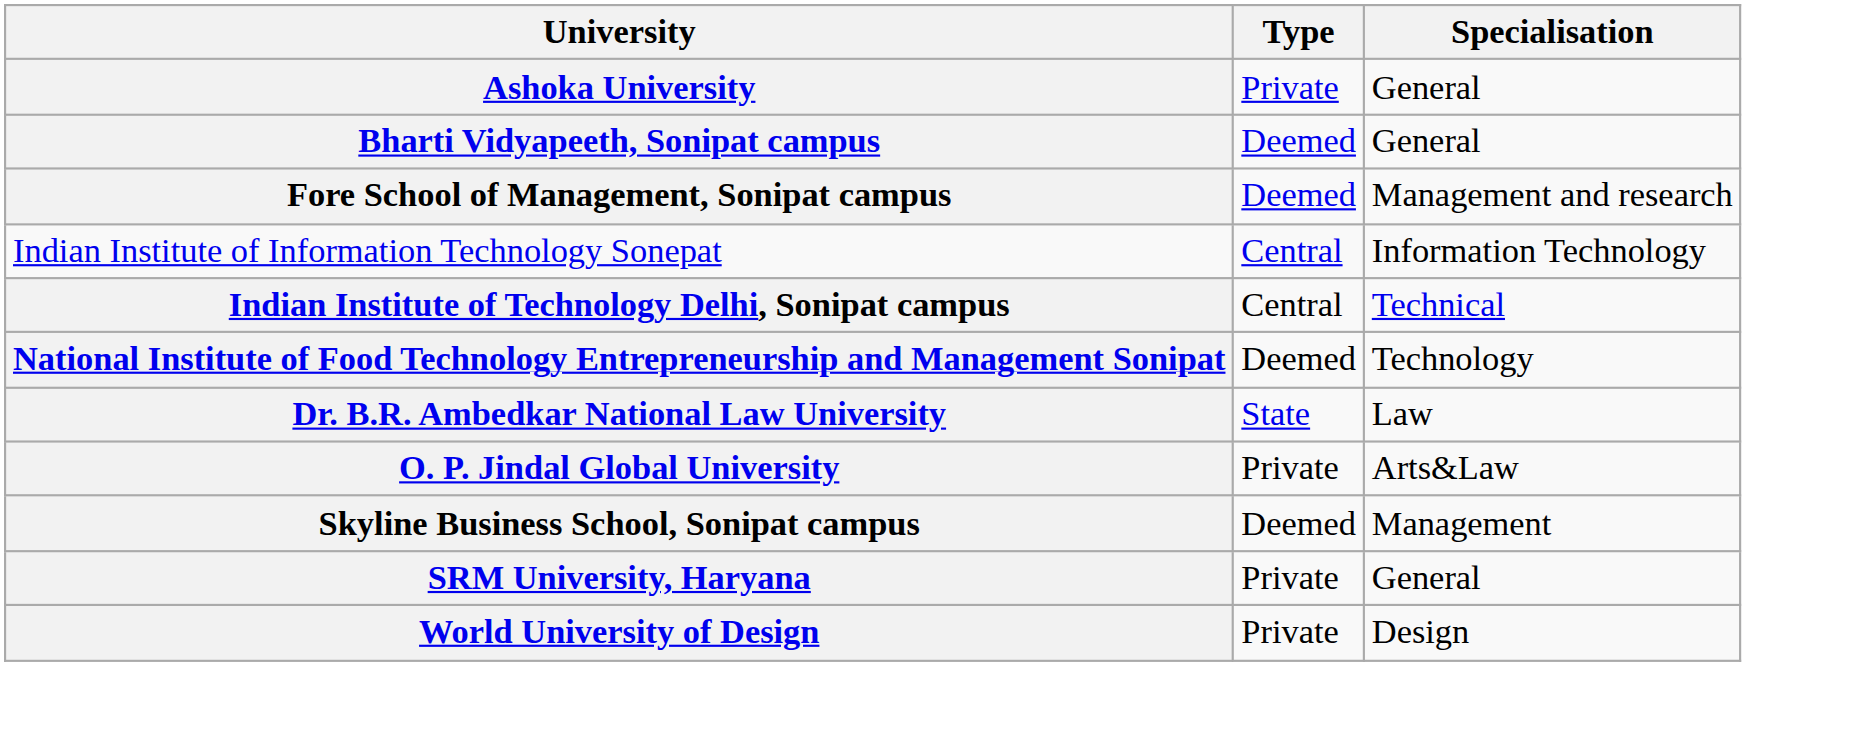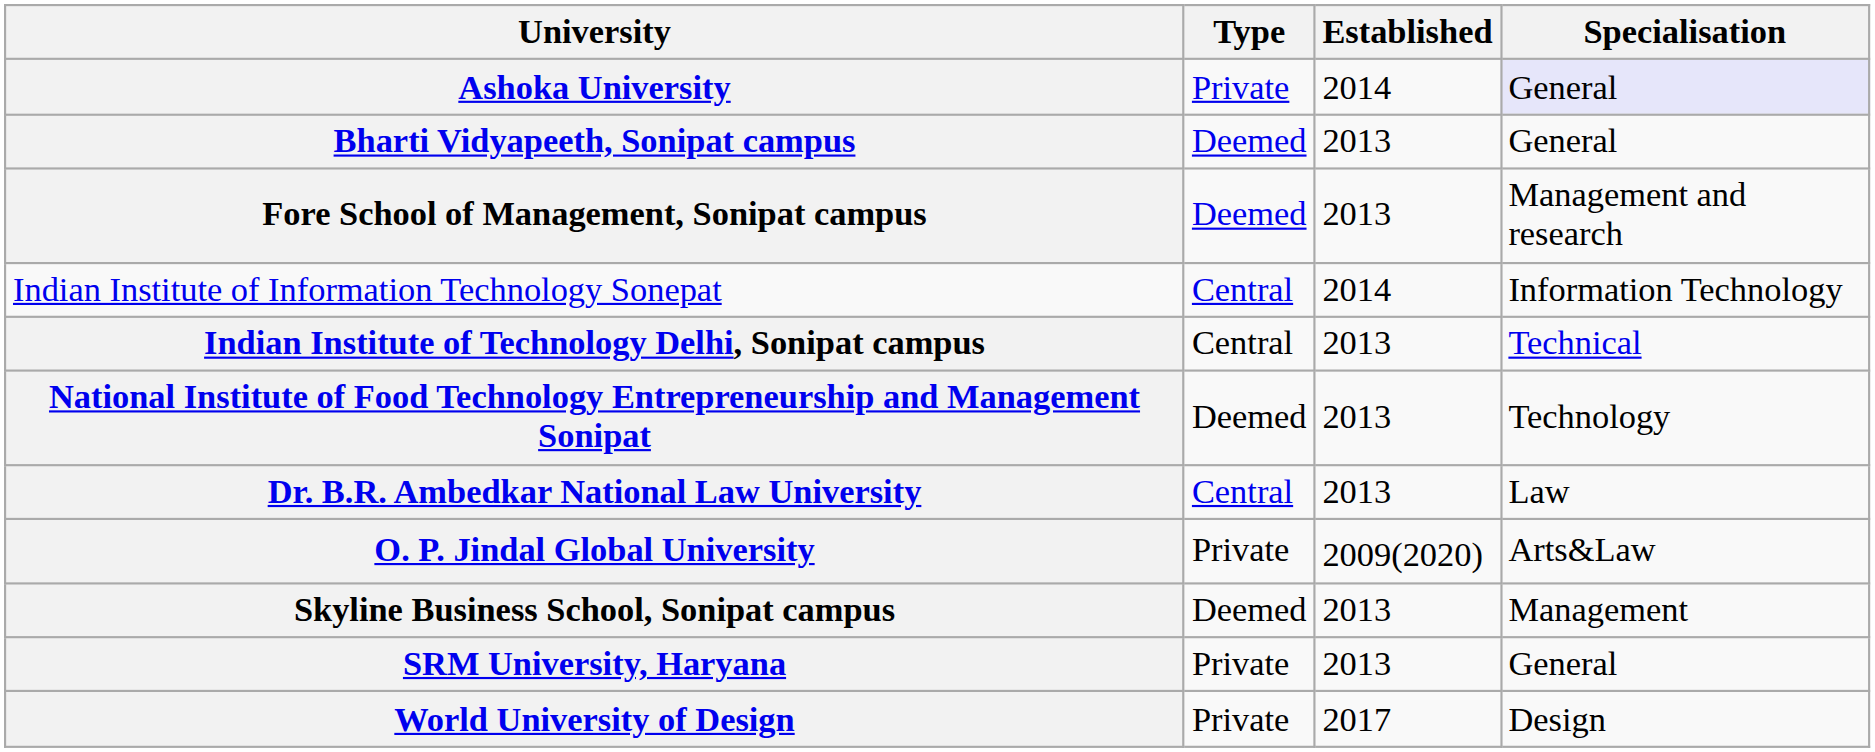+ column: (1407, 31)
(1426, 86) no background -> (1563, 86) lavender background
(1276, 413) State -> (1243, 491) Central
